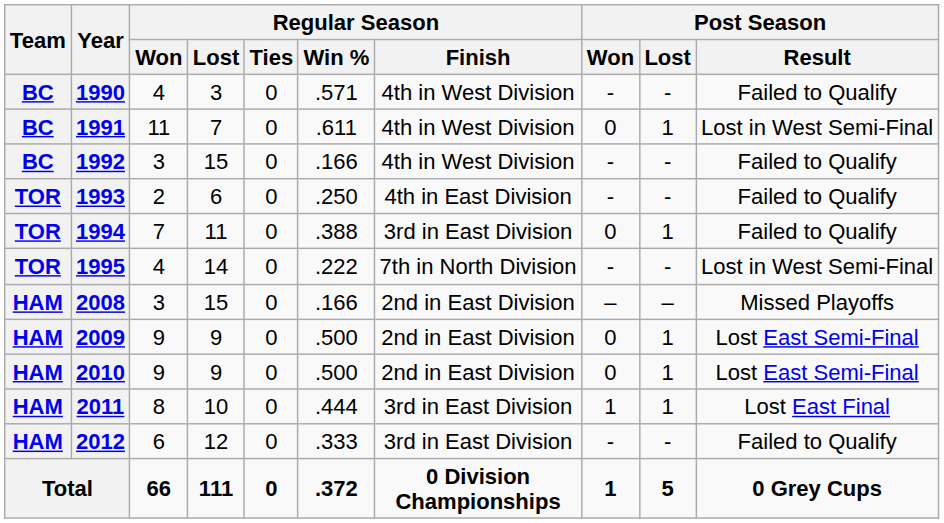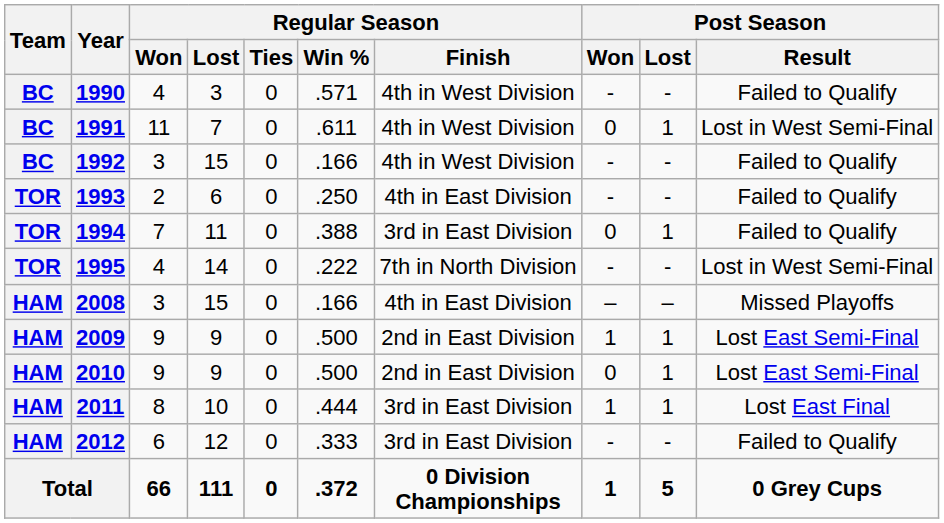(478, 301) 2nd in East Division -> (478, 301) 4th in East Division
(610, 336) 0 -> (610, 336) 1
